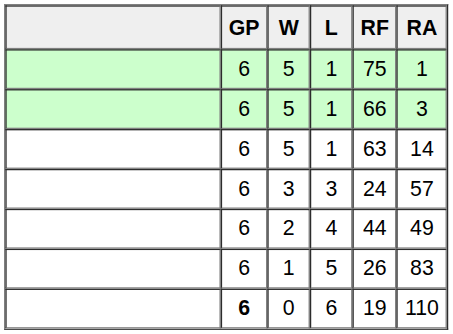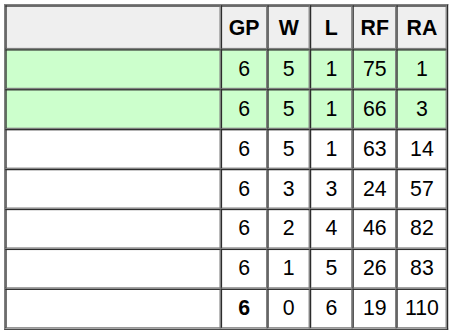(375, 228) 44 -> (375, 228) 46
(422, 228) 49 -> (422, 228) 82
